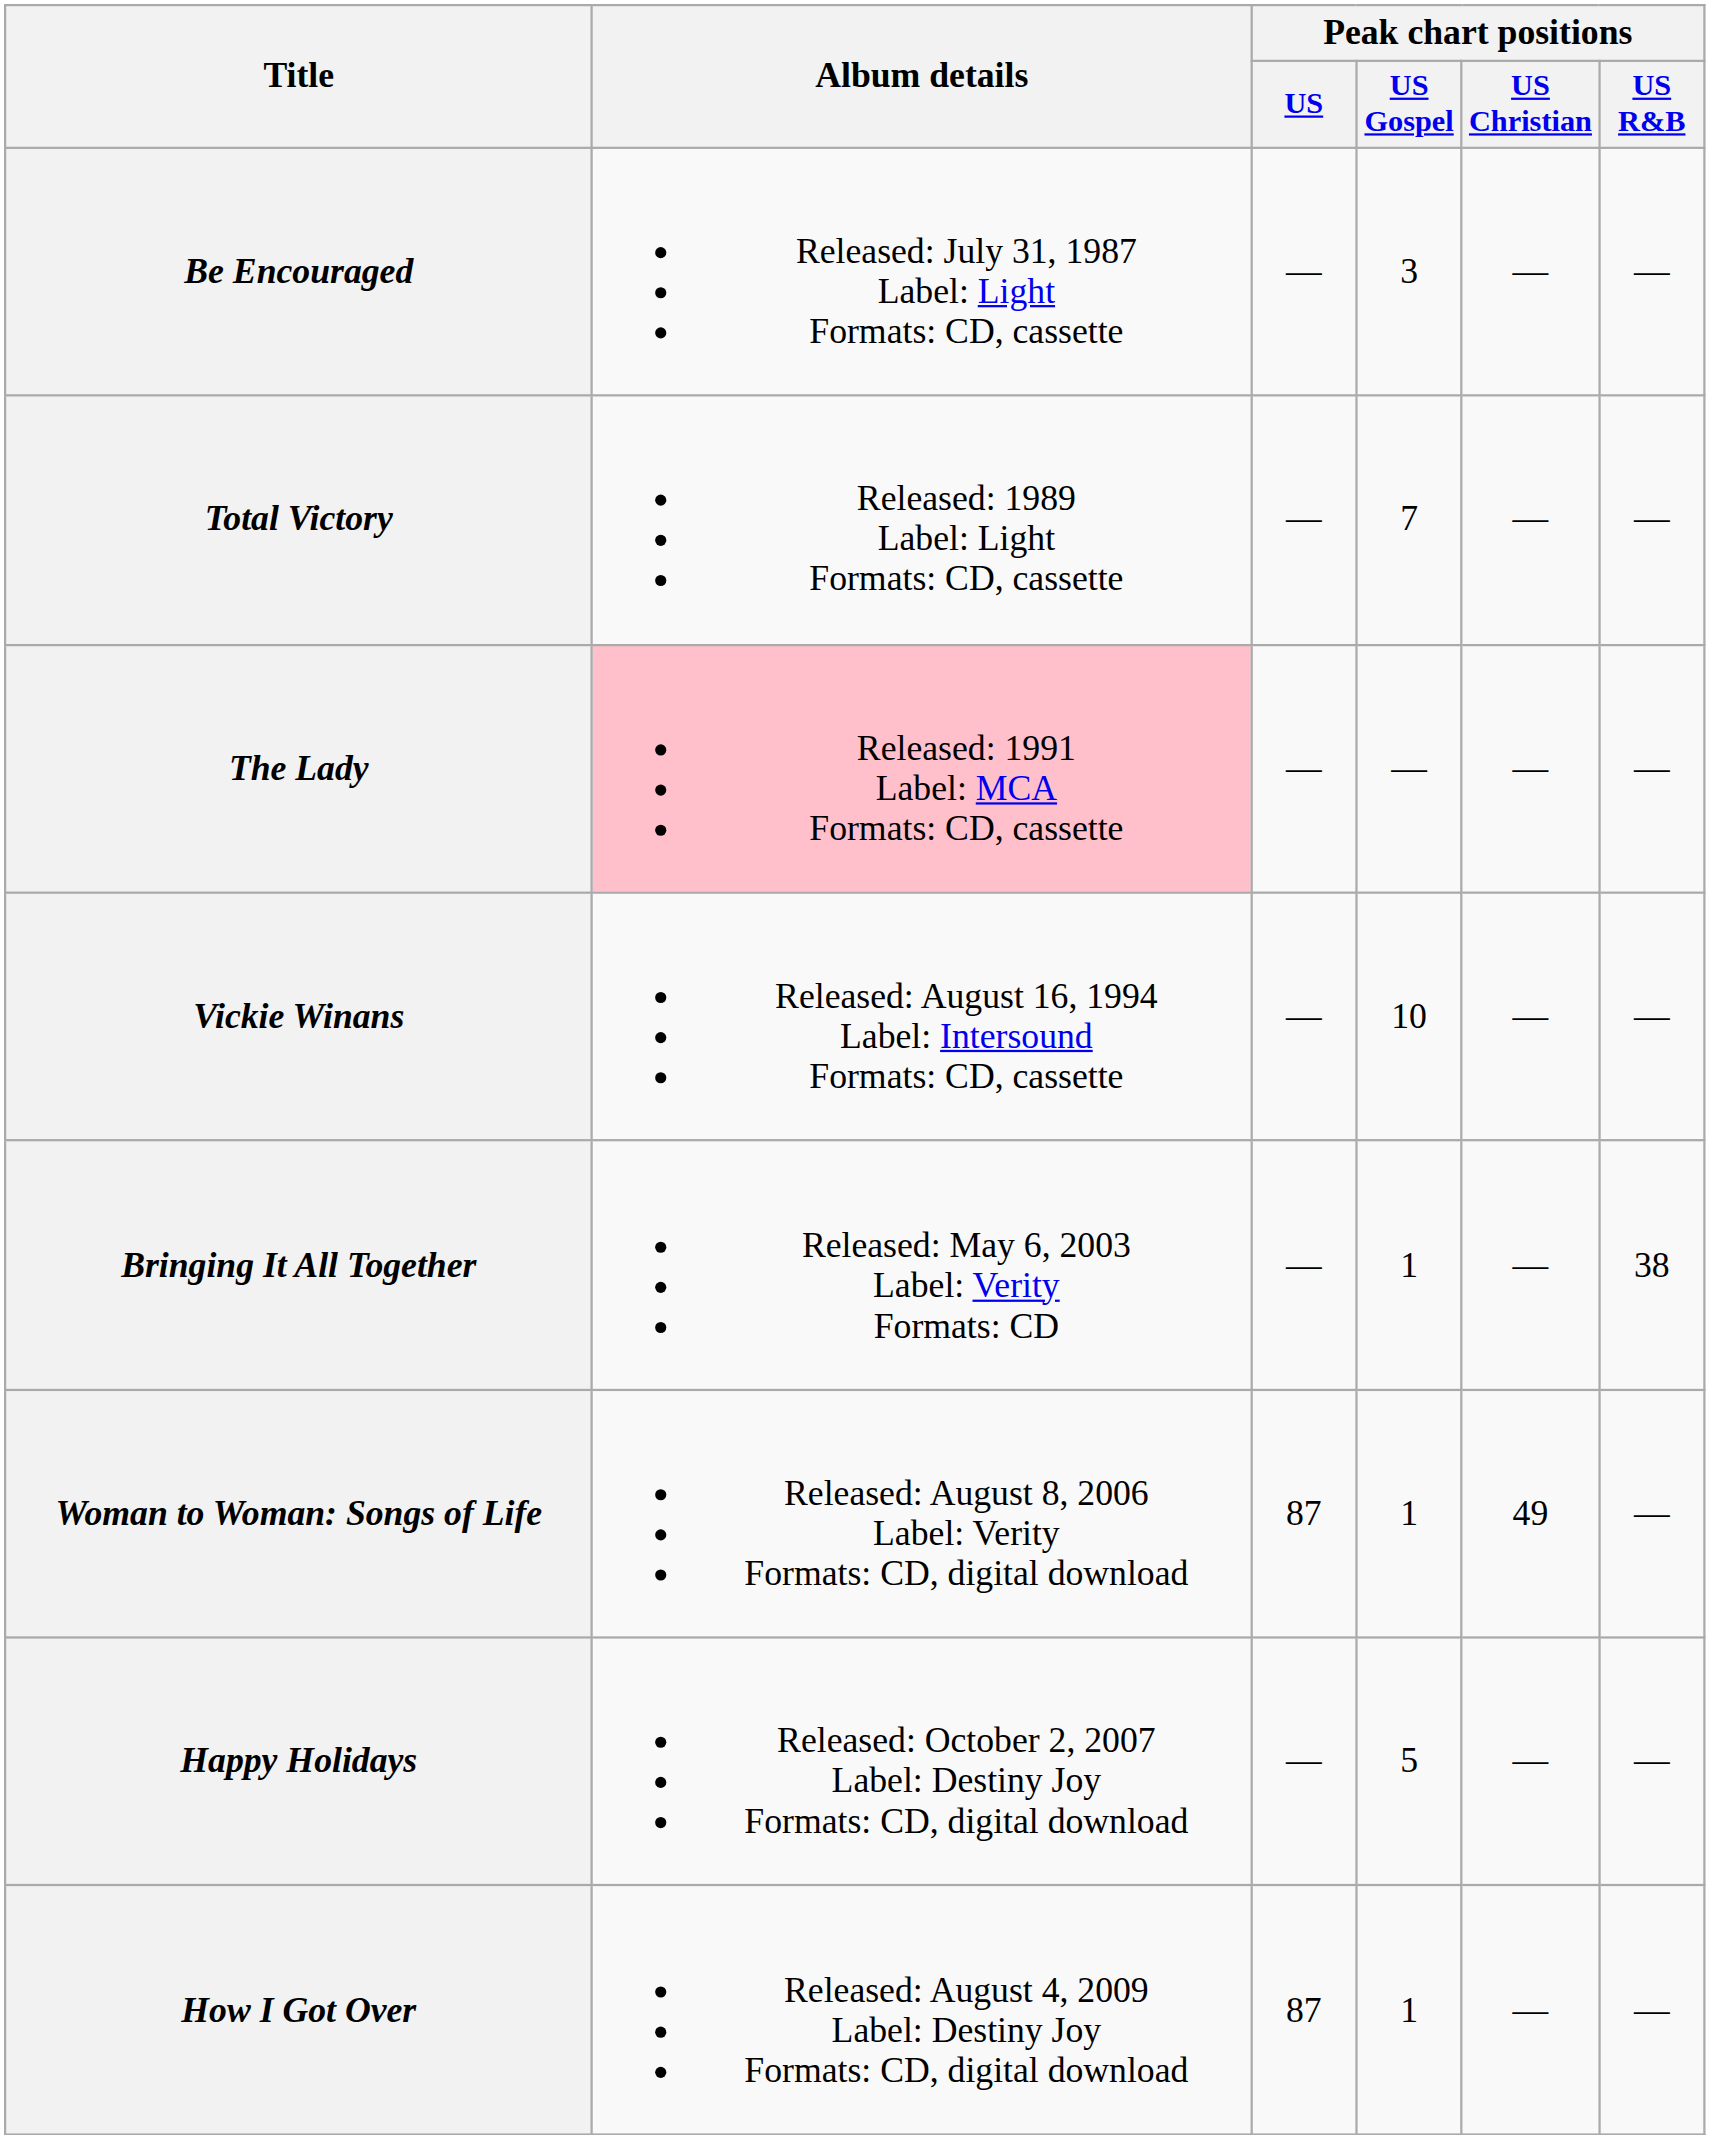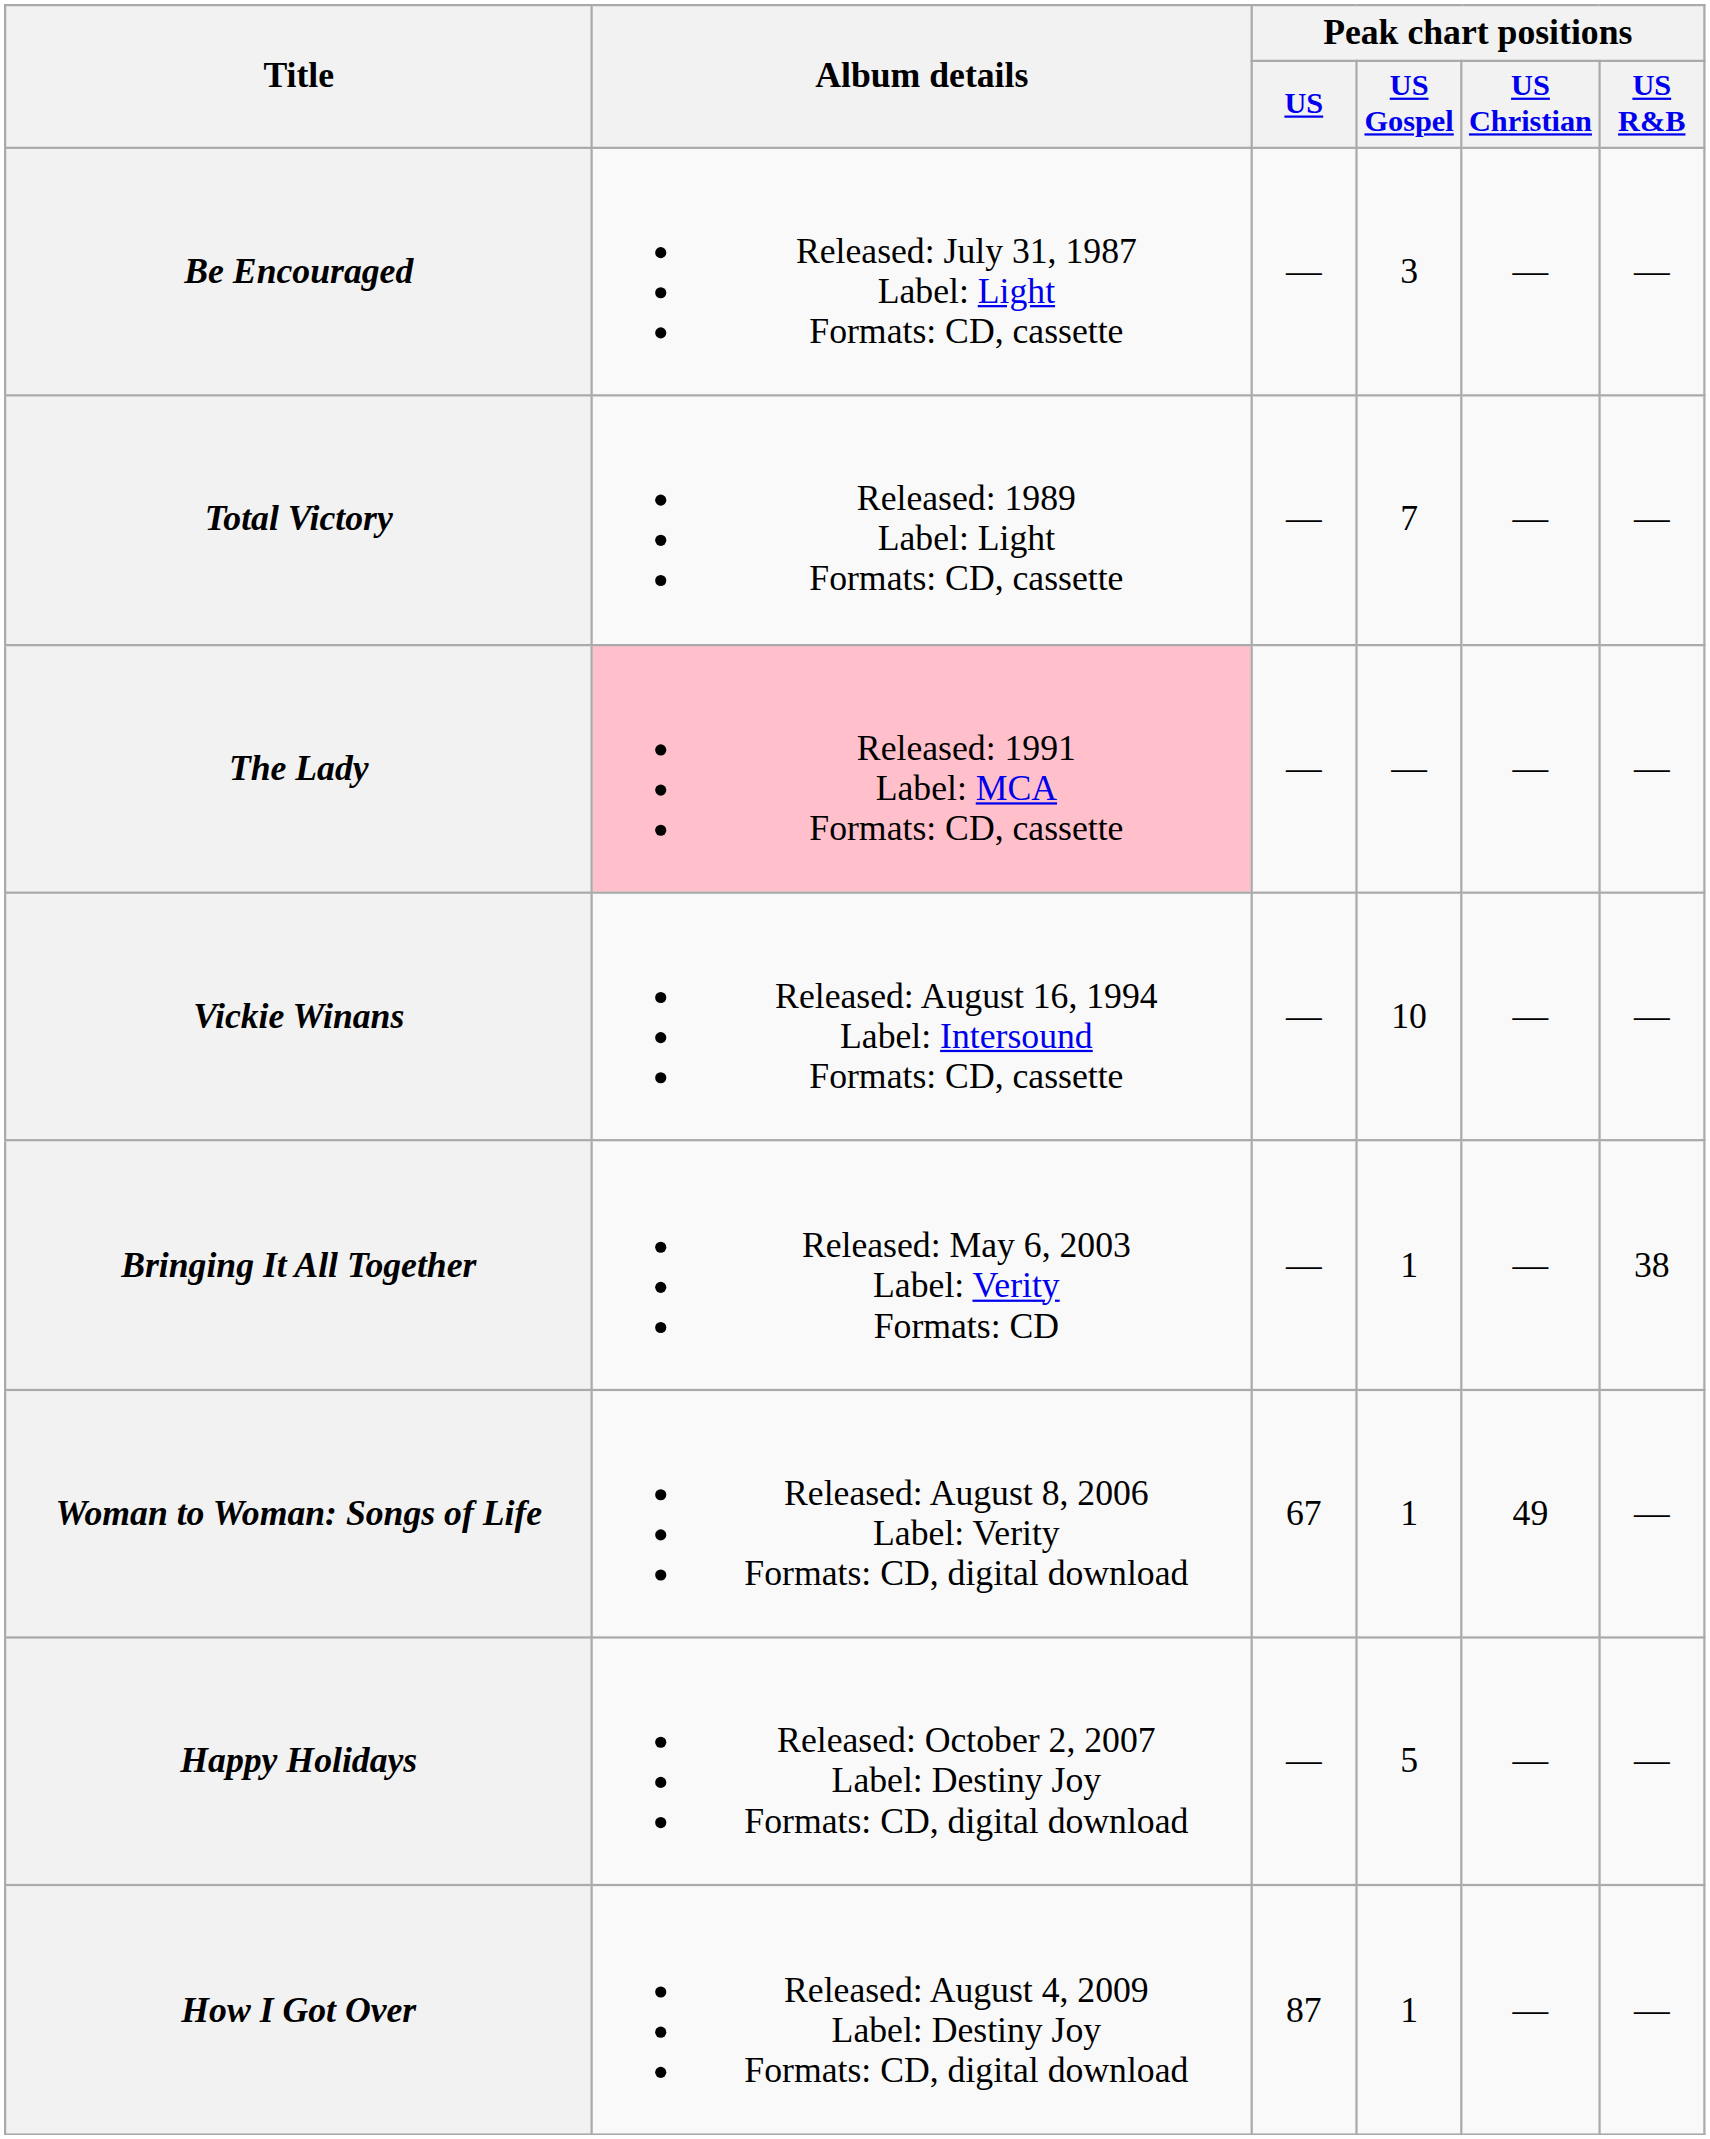(1304, 1512) 87 -> (1304, 1512) 67
